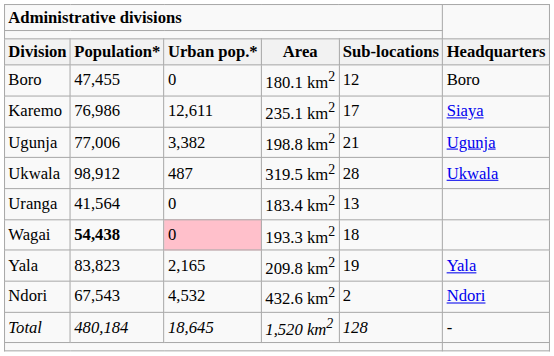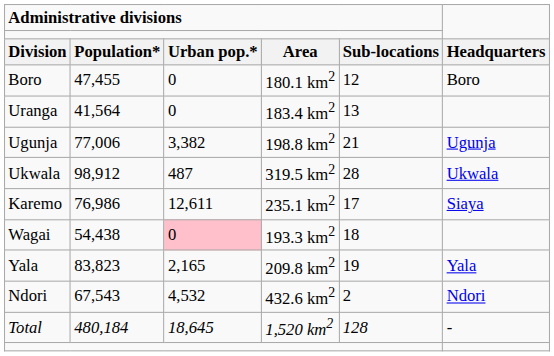rows swapped: (35, 111) <-> (33, 203)
(97, 234) bold -> (97, 234) normal
